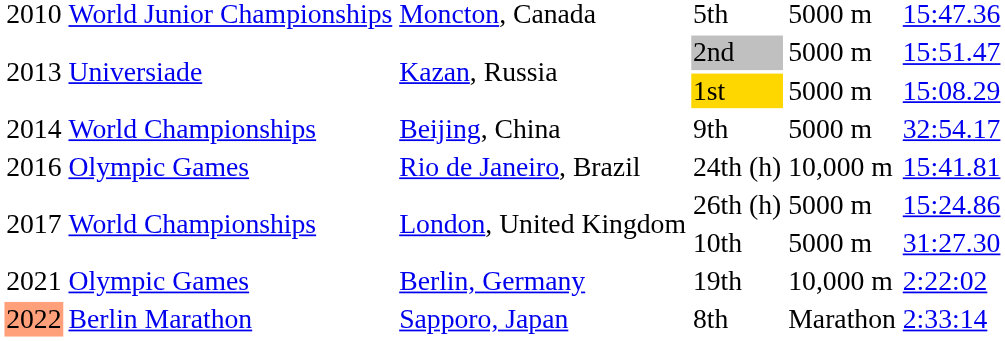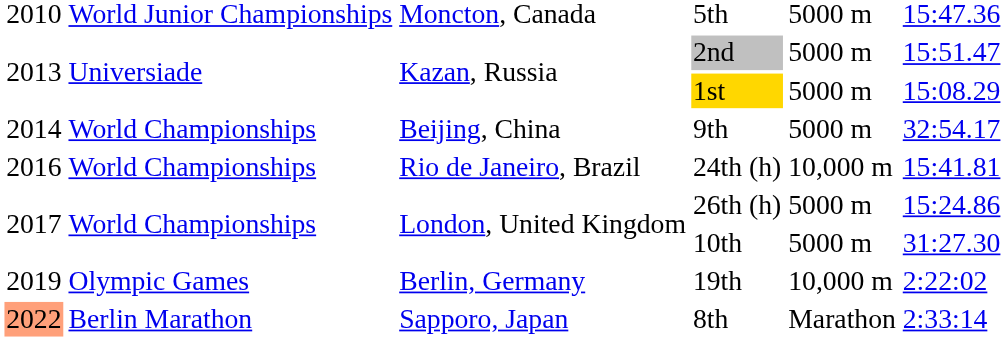(159, 166) Olympic Games -> (192, 166) World Championships
(34, 280) 2021 -> (34, 280) 2019
